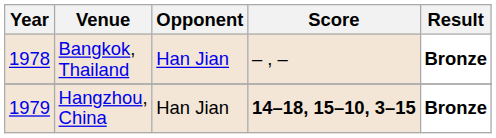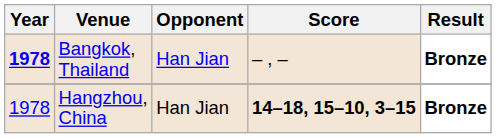(29, 59) normal -> (29, 59) bold
(29, 109) 1979 -> (29, 109) 1978
